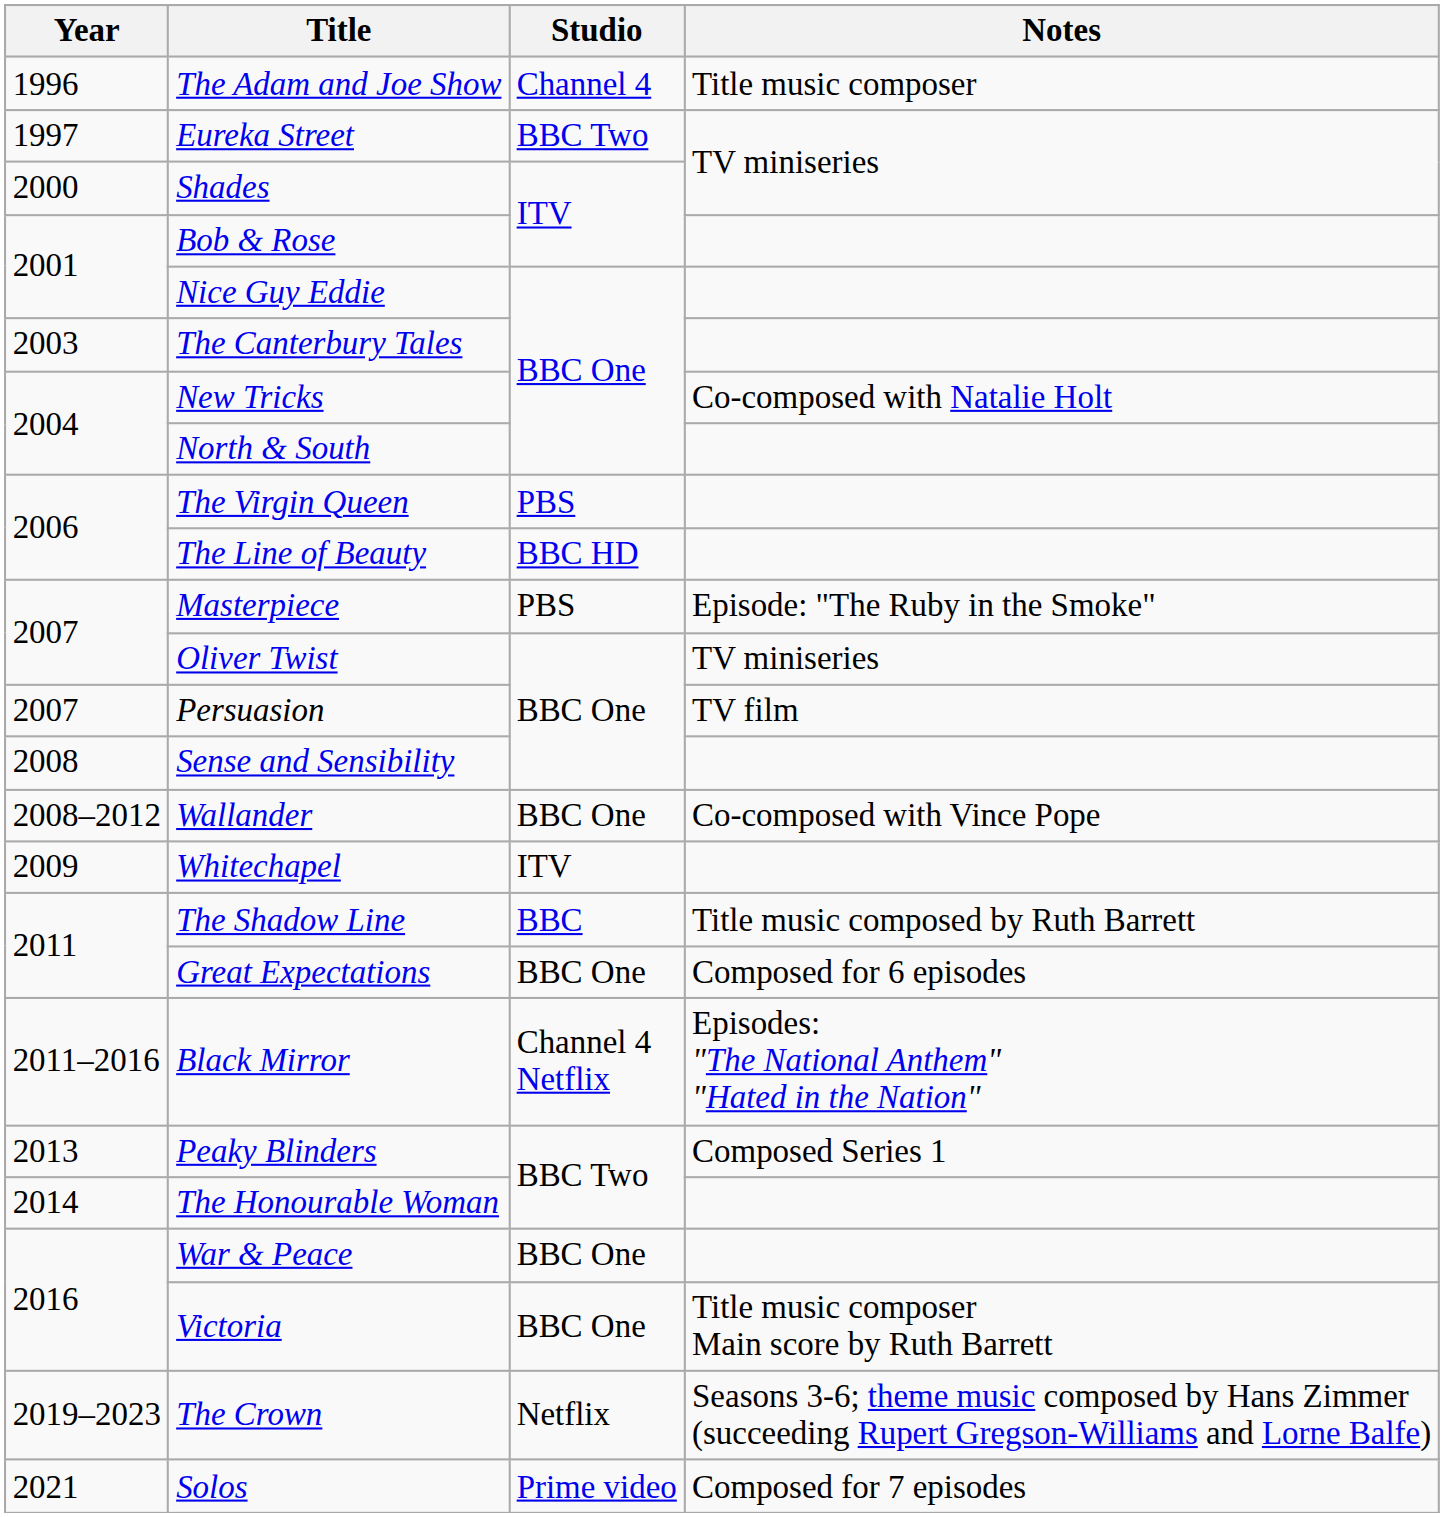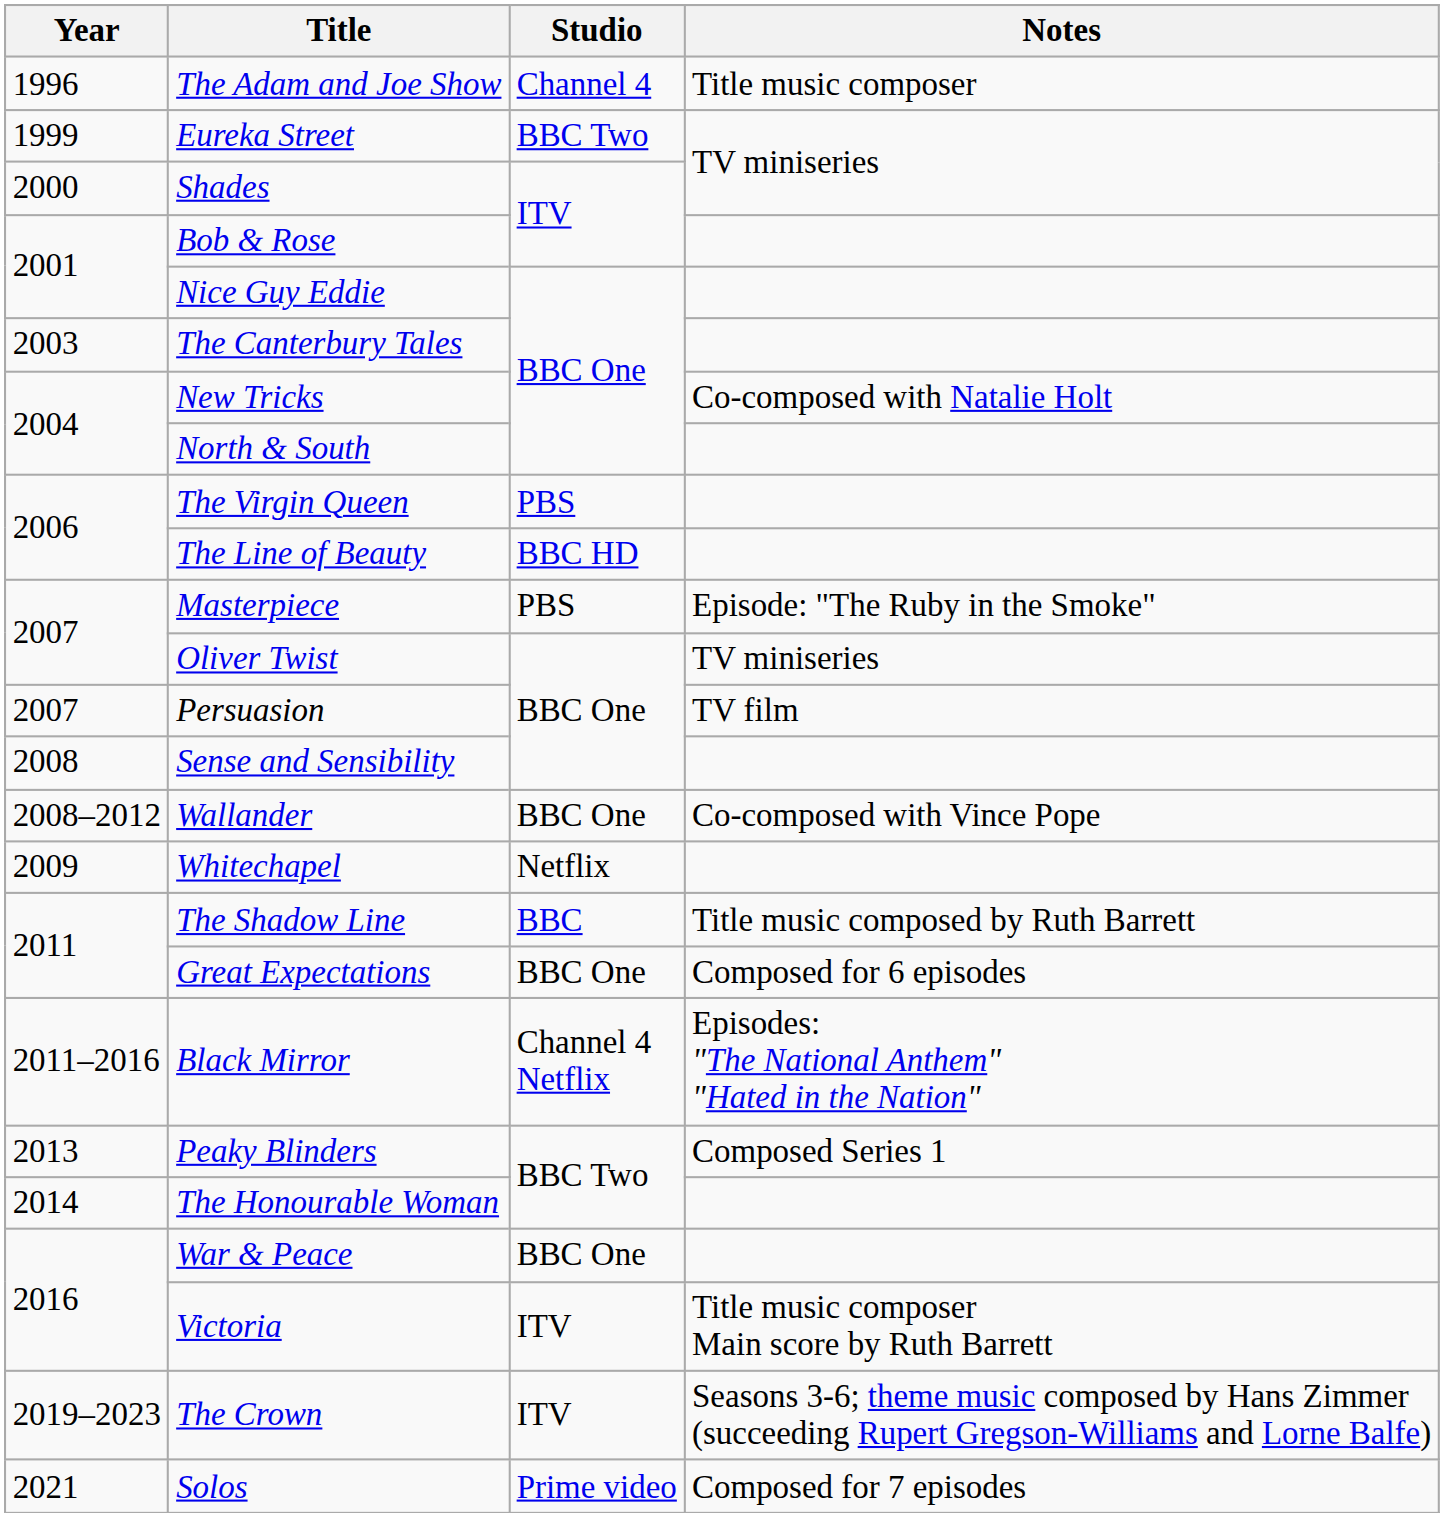(46, 135) 1997 -> (46, 135) 1999
(544, 866) ITV -> (563, 866) Netflix
(581, 1325) BBC One -> (544, 1325) ITV
(563, 1414) Netflix -> (544, 1414) ITV
